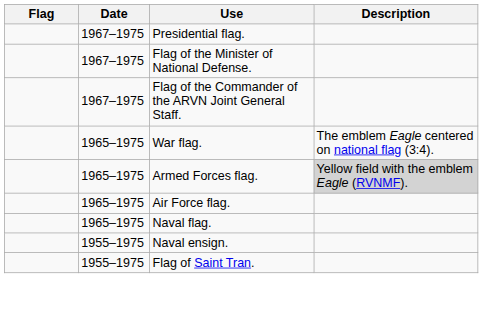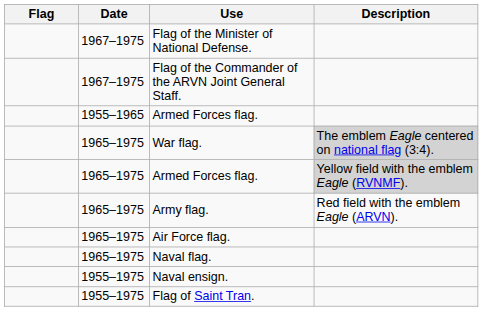- row: (113, 34)
+ row: (113, 115)
(395, 142) no background -> (395, 142) lightgrey background
+ row: (113, 210)
